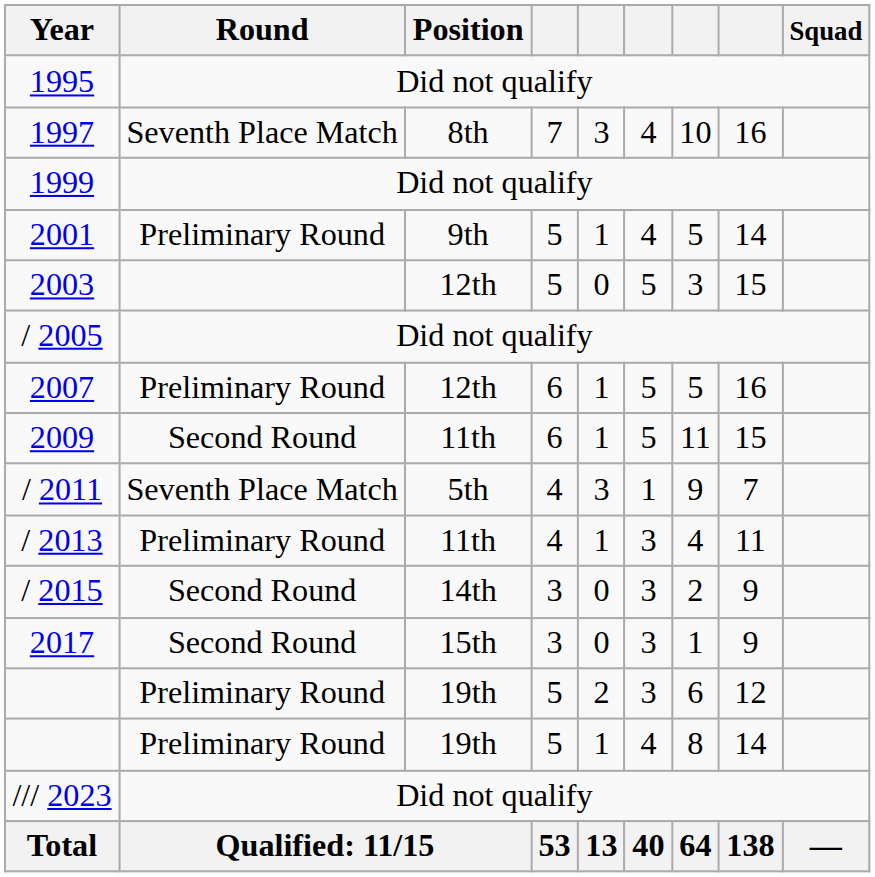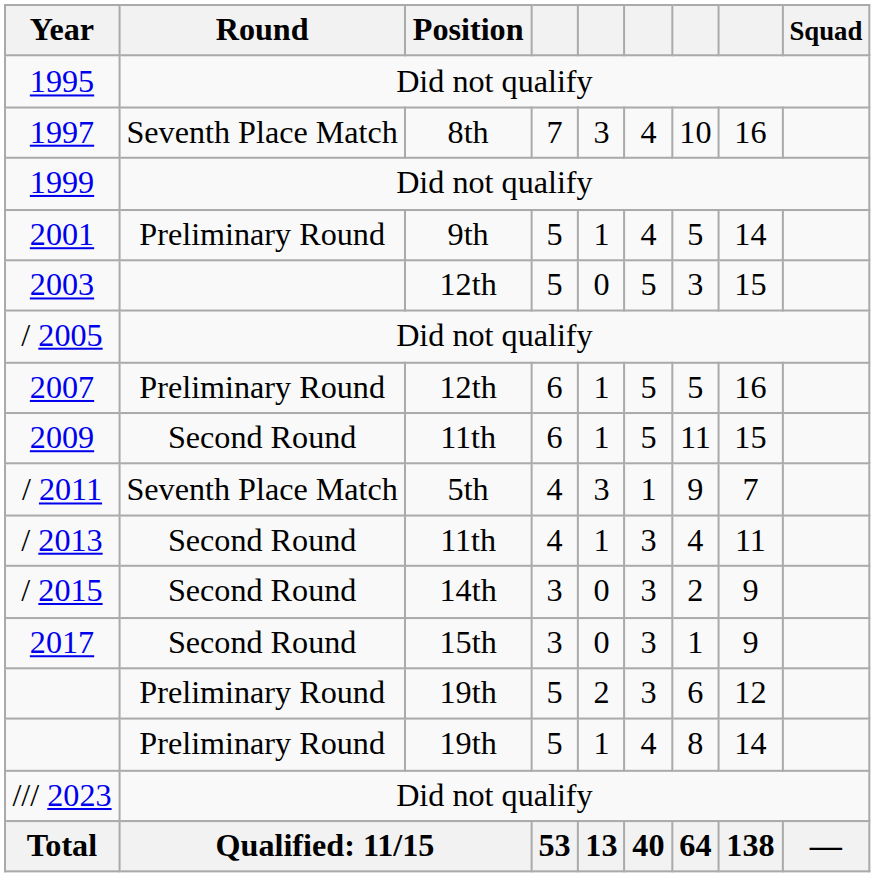(262, 540) Preliminary Round -> (262, 540) Second Round
